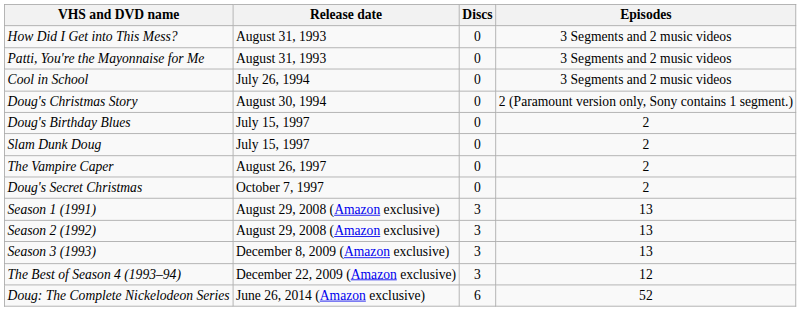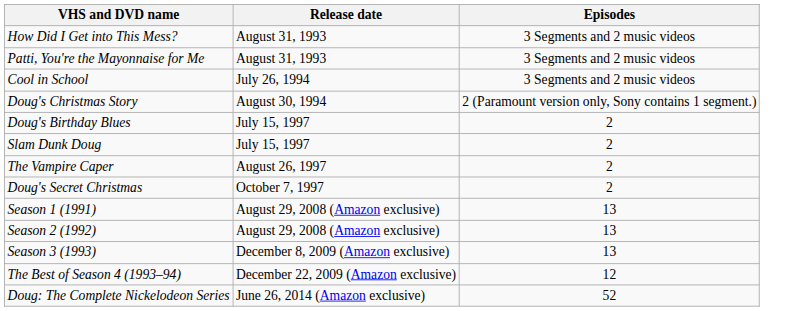- column: (477, 15)
